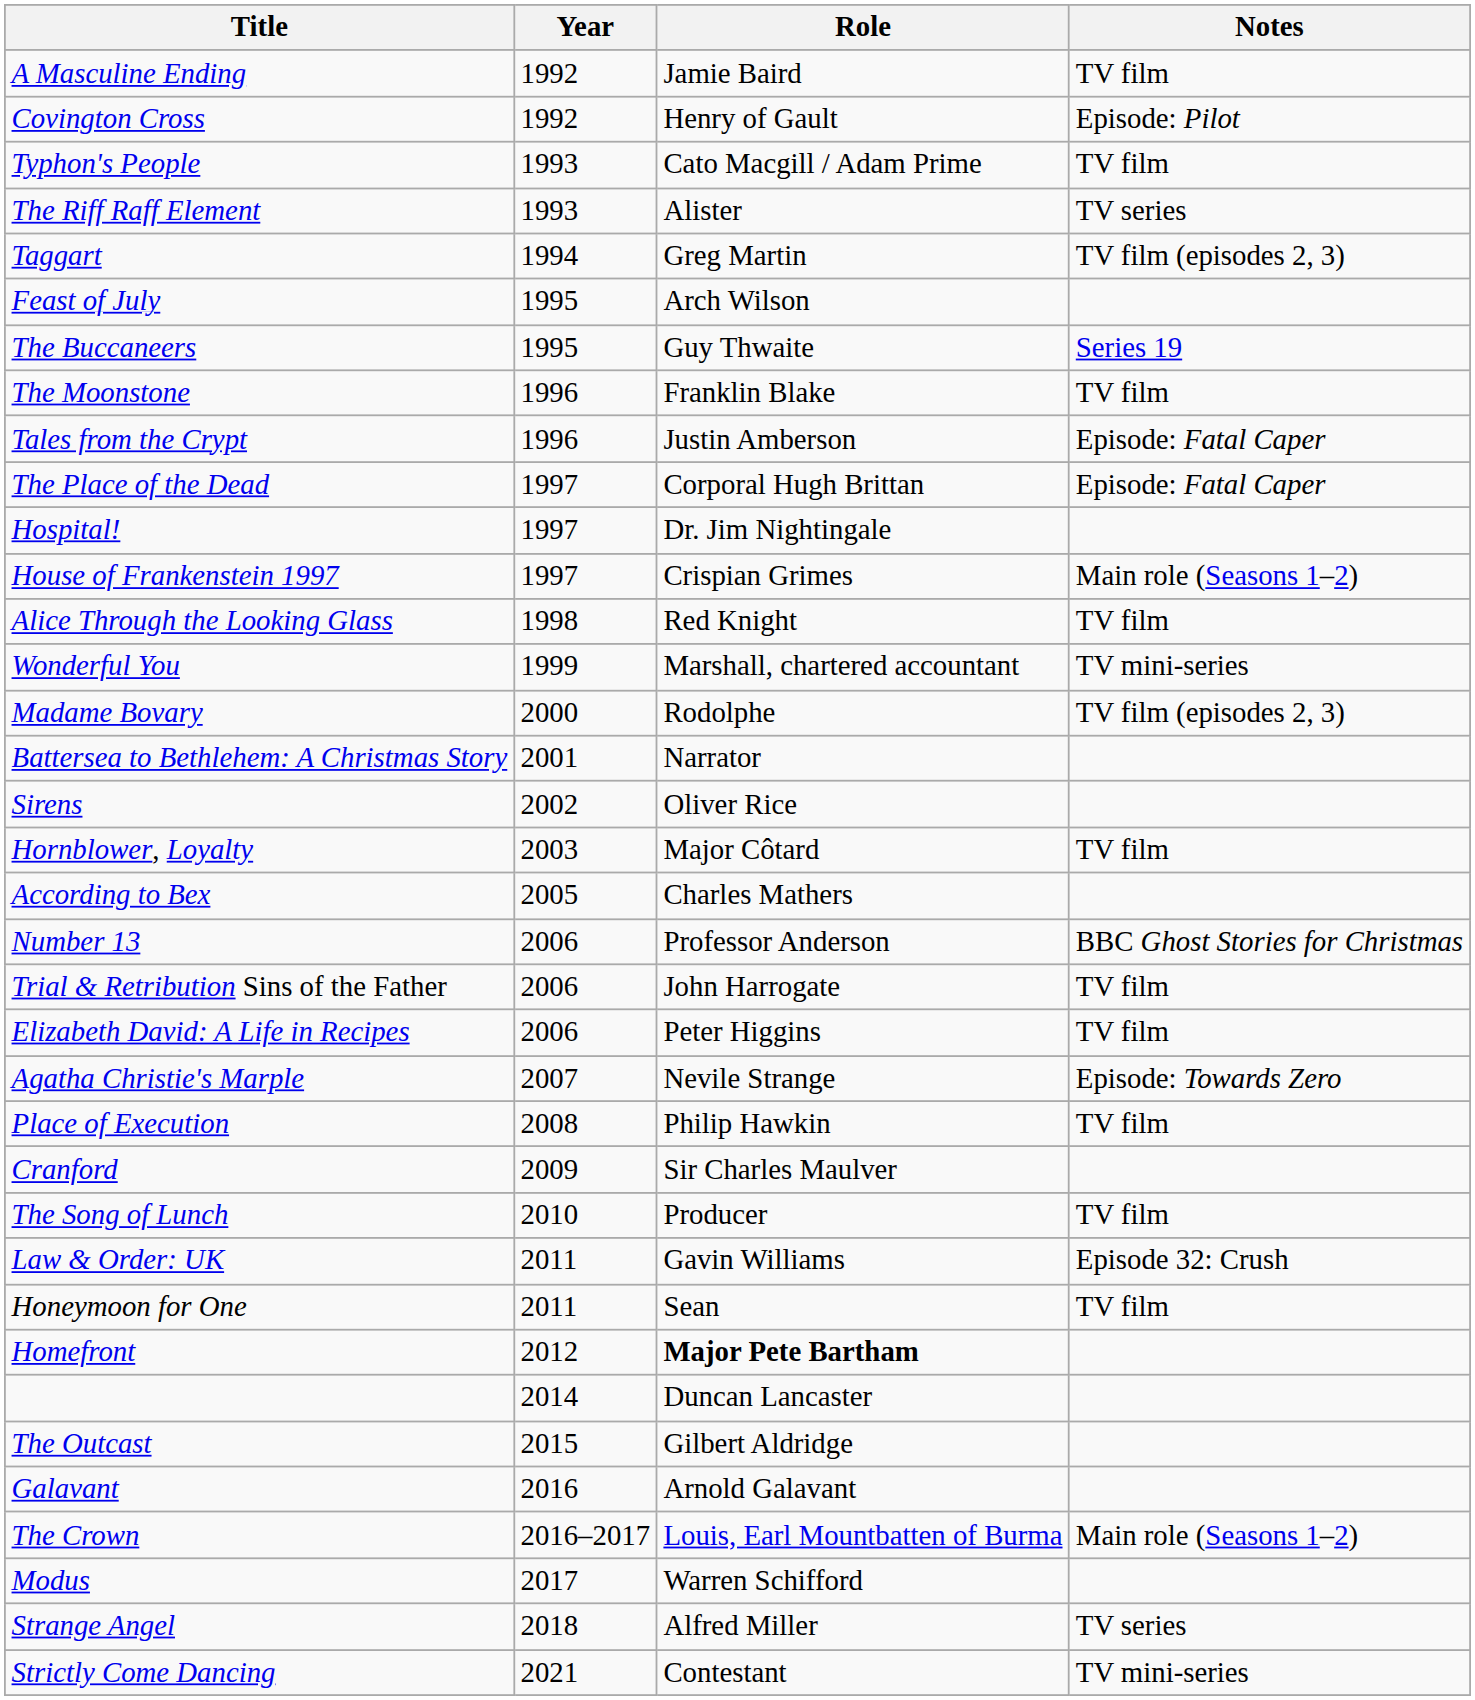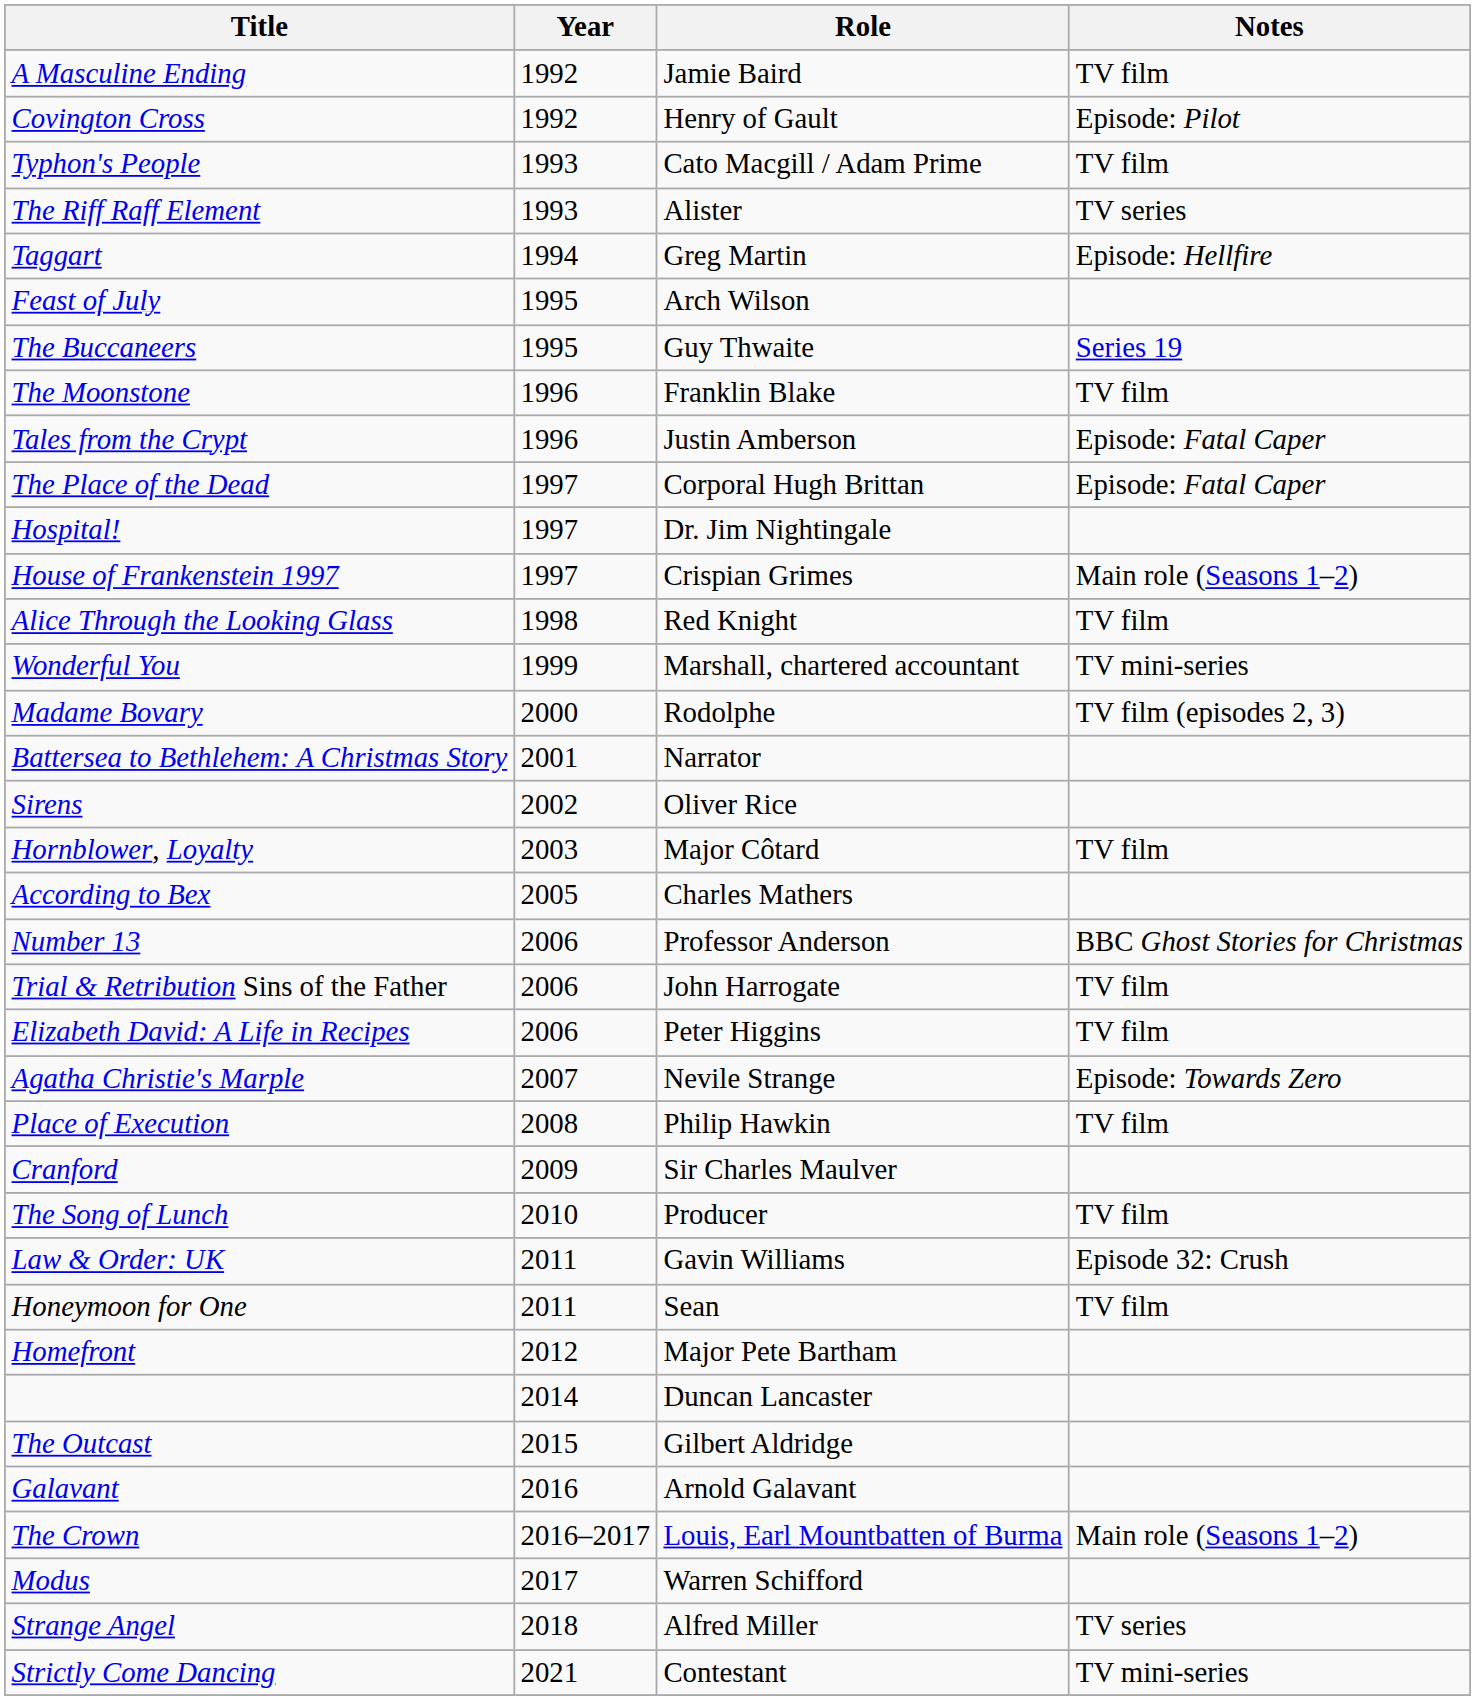(1210, 255) TV film (episodes 2, 3) -> (1174, 255) Episode: Hellfire
(791, 1351) bold -> (780, 1351) normal
